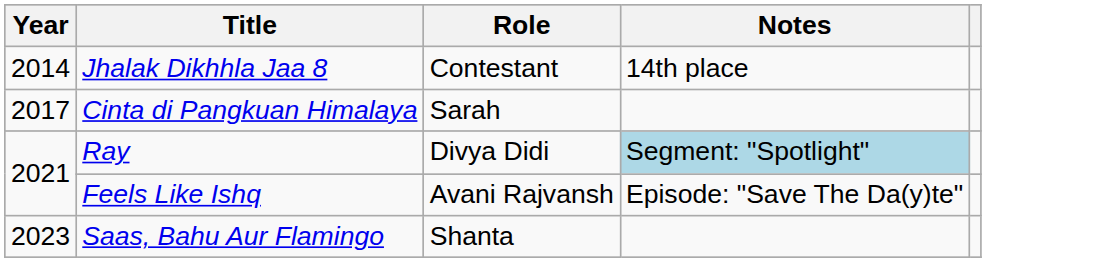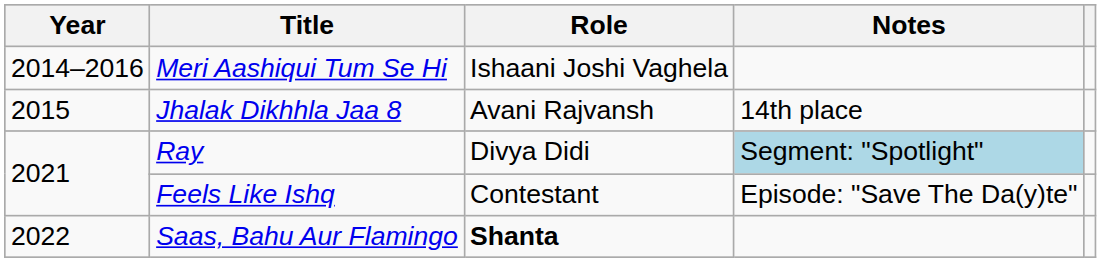+ row: (302, 67)
(40, 67) 2014 -> (40, 109) 2015
(494, 67) Contestant -> (562, 109) Avani Rajvansh
- row: (250, 109)
(522, 194) Avani Rajvansh -> (534, 194) Contestant
(40, 236) 2023 -> (40, 236) 2022
(472, 236) normal -> (514, 236) bold
